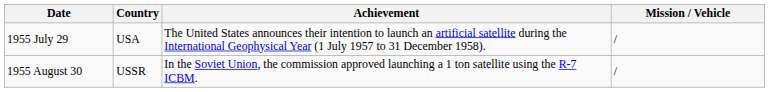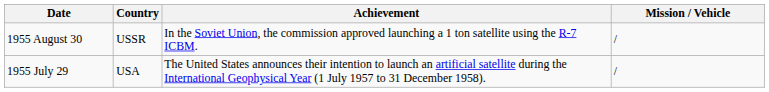rows swapped: (38, 39) <-> (45, 71)
